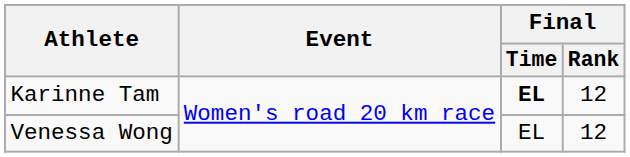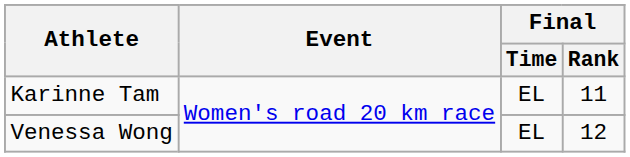(532, 95) bold -> (532, 95) normal
(594, 95) 12 -> (594, 95) 11
